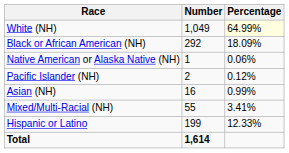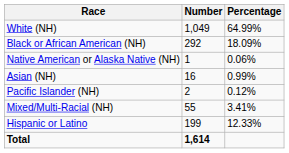(244, 28) lightyellow background -> (244, 28) no background
rows swapped: (31, 92) <-> (53, 76)
